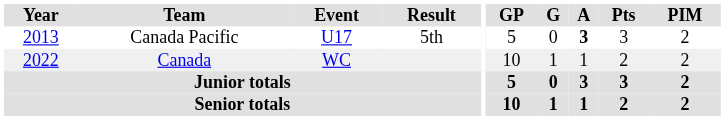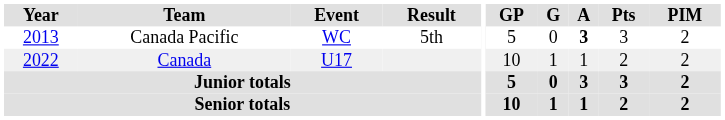(337, 37) U17 -> (337, 37) WC
(337, 59) WC -> (337, 59) U17
